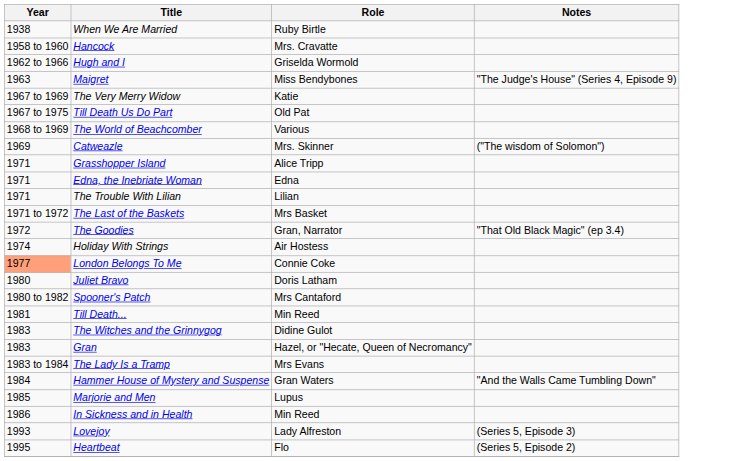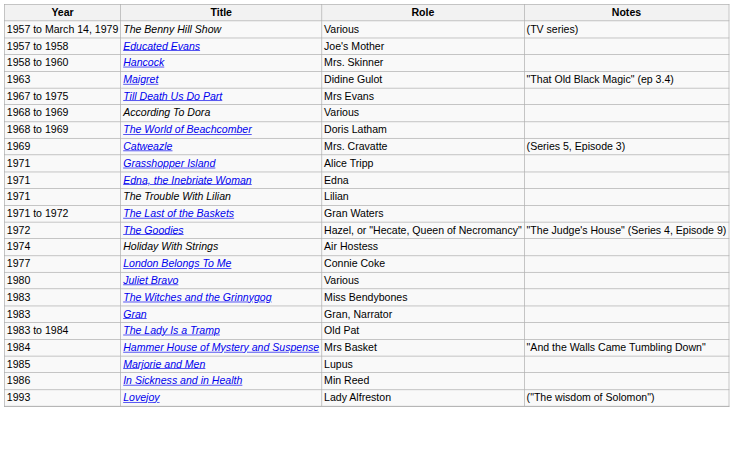- row: (125, 29)
+ row: (172, 29)
+ row: (162, 46)
(306, 46) Mrs. Cravatte -> (354, 63) Mrs. Skinner
- row: (99, 63)
(316, 79) Miss Bendybones -> (353, 79) Didine Gulot
(577, 79) "The Judge's House" (Series 4, Episode 9) -> (600, 79) "That Old Black Magic" (ep 3.4)
- row: (127, 96)
(292, 113) Old Pat -> (349, 96) Mrs Evans
+ row: (167, 113)
(292, 130) Various -> (355, 130) Doris Latham
(304, 146) Mrs. Skinner -> (356, 146) Mrs. Cravatte
(541, 146) ("The wisdom of Solomon") -> (576, 146) (Series 5, Episode 3)
(301, 213) Mrs Basket -> (354, 213) Gran Waters
(308, 230) Gran, Narrator -> (423, 230) Hazel, or "Hecate, Queen of Necromancy"
(550, 230) "That Old Black Magic" (ep 3.4) -> (626, 230) "The Judge's House" (Series 4, Episode 9)
(19, 264) lightsalmon background -> (19, 264) no background
(306, 280) Doris Latham -> (342, 280) Various
- row: (112, 297)
- row: (100, 314)
(303, 331) Didine Gulot -> (366, 297) Miss Bendybones
(373, 347) Hazel, or "Hecate, Queen of Necromancy" -> (358, 314) Gran, Narrator
(299, 364) Mrs Evans -> (342, 331) Old Pat
(304, 381) Gran Waters -> (350, 347) Mrs Basket
(526, 431) (Series 5, Episode 3) -> (591, 398) ("The wisdom of Solomon")
- row: (96, 448)
